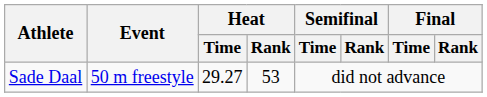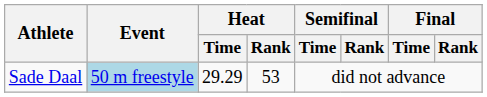(142, 77) no background -> (142, 77) lightblue background
(222, 77) 29.27 -> (222, 77) 29.29
